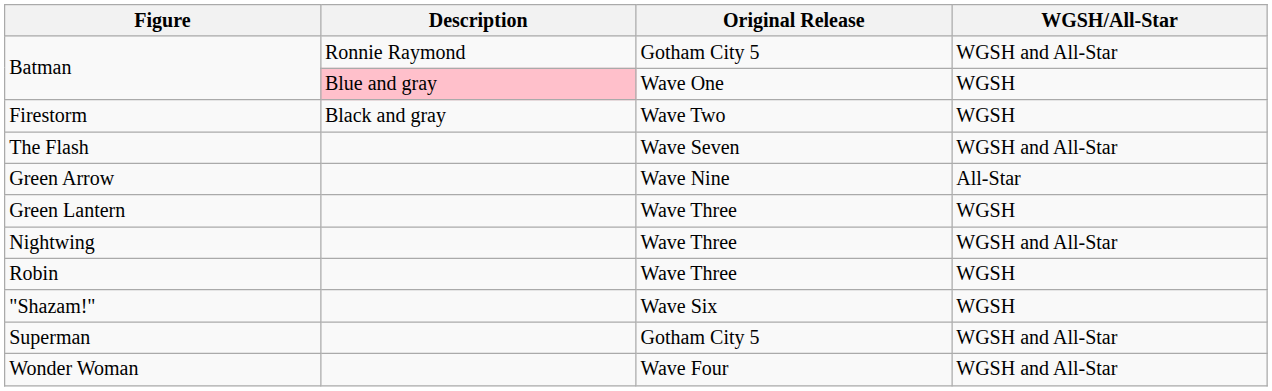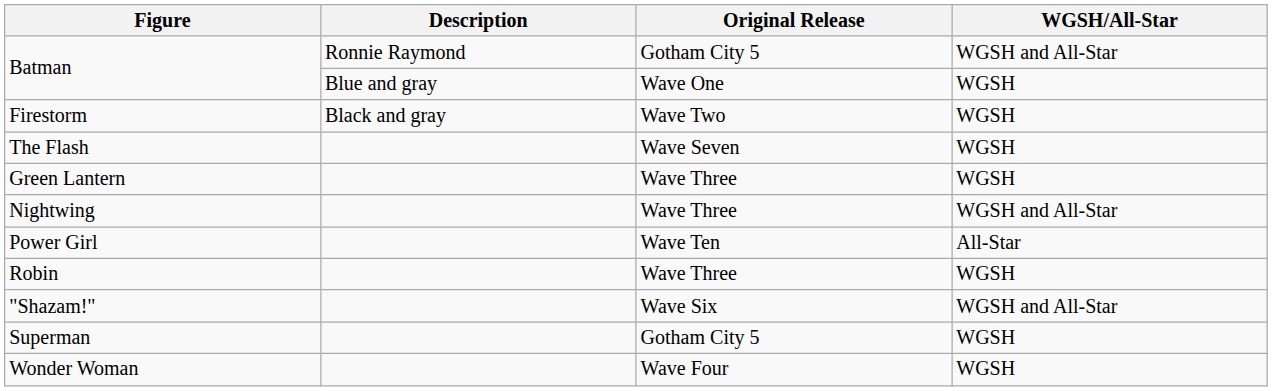(381, 83) pink background -> (381, 83) no background
(1037, 147) WGSH and All-Star -> (986, 147) WGSH
- row: (62, 178)
+ row: (53, 242)
(986, 305) WGSH -> (1037, 305) WGSH and All-Star
(1037, 337) WGSH and All-Star -> (986, 337) WGSH
(1037, 369) WGSH and All-Star -> (986, 369) WGSH
